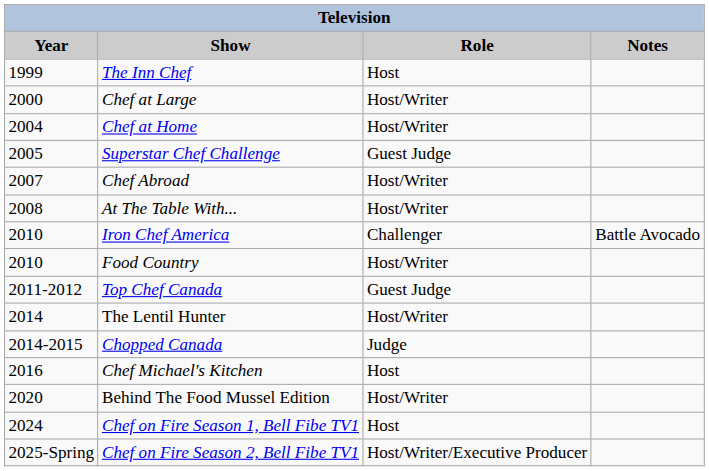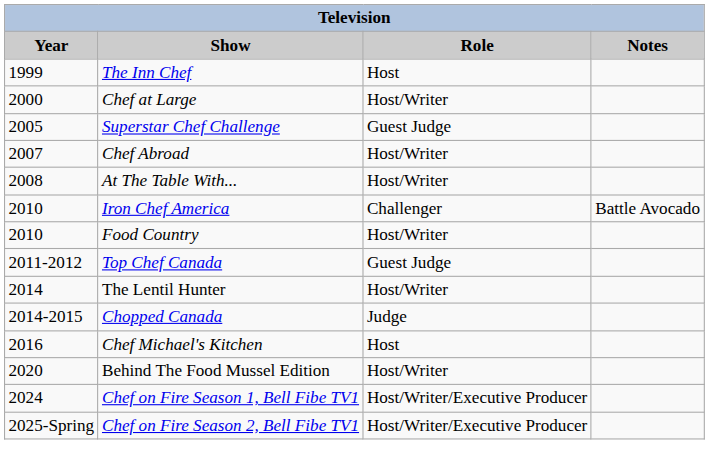- row: (150, 126)
(383, 425) Host -> (477, 398) Host/Writer/Executive Producer
